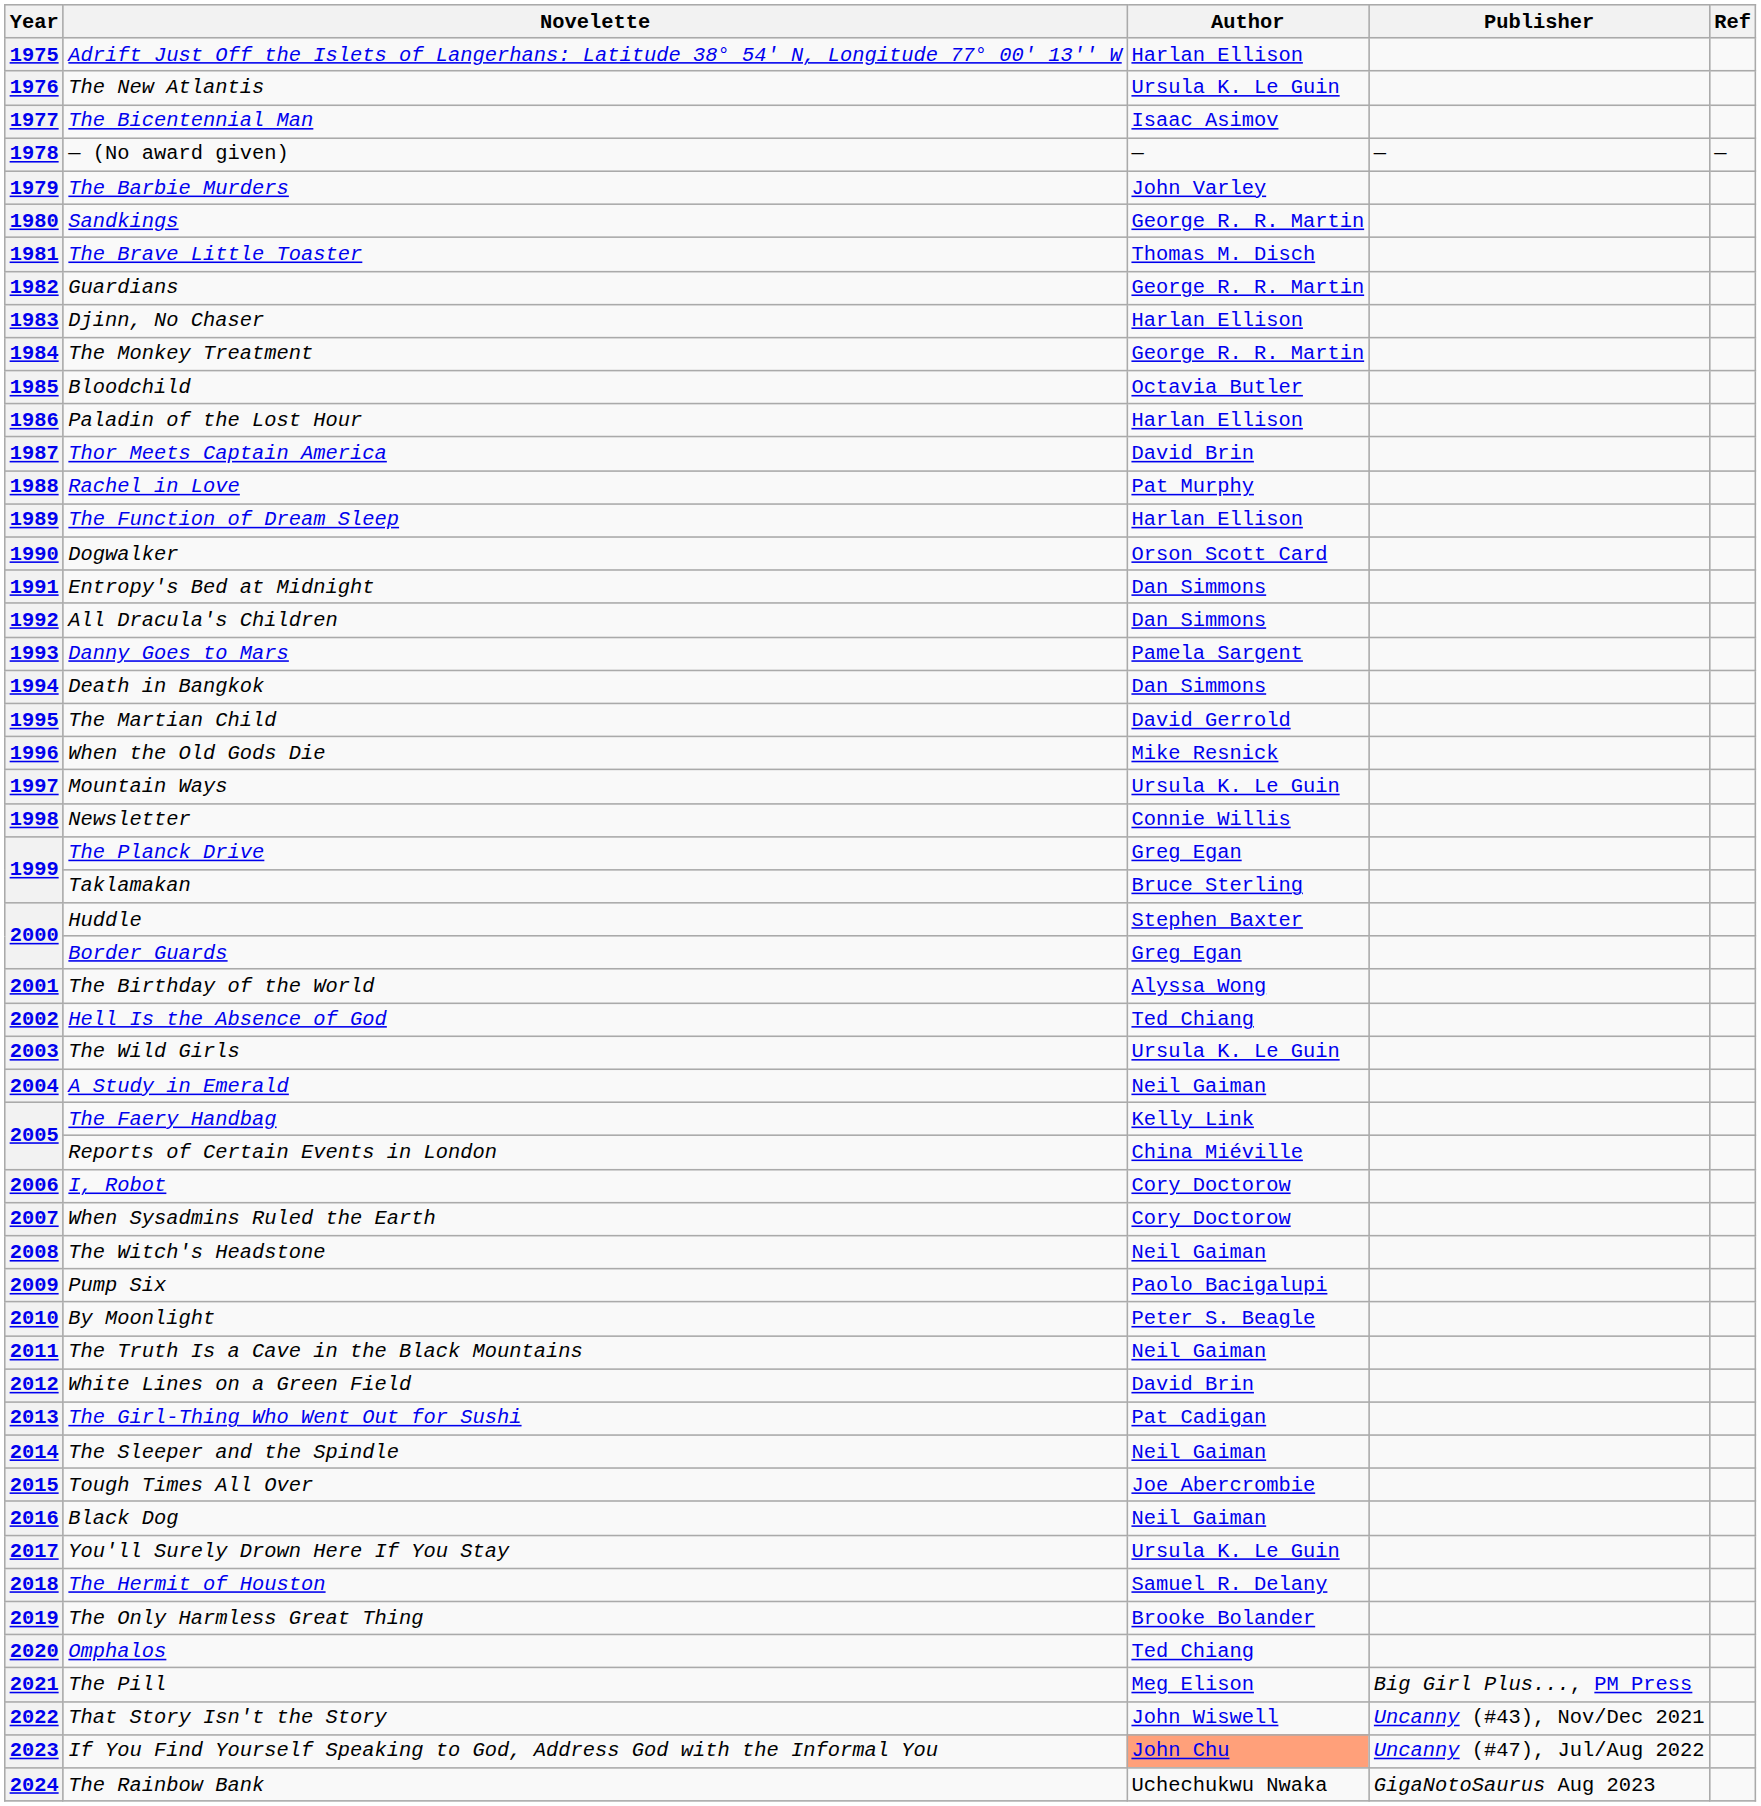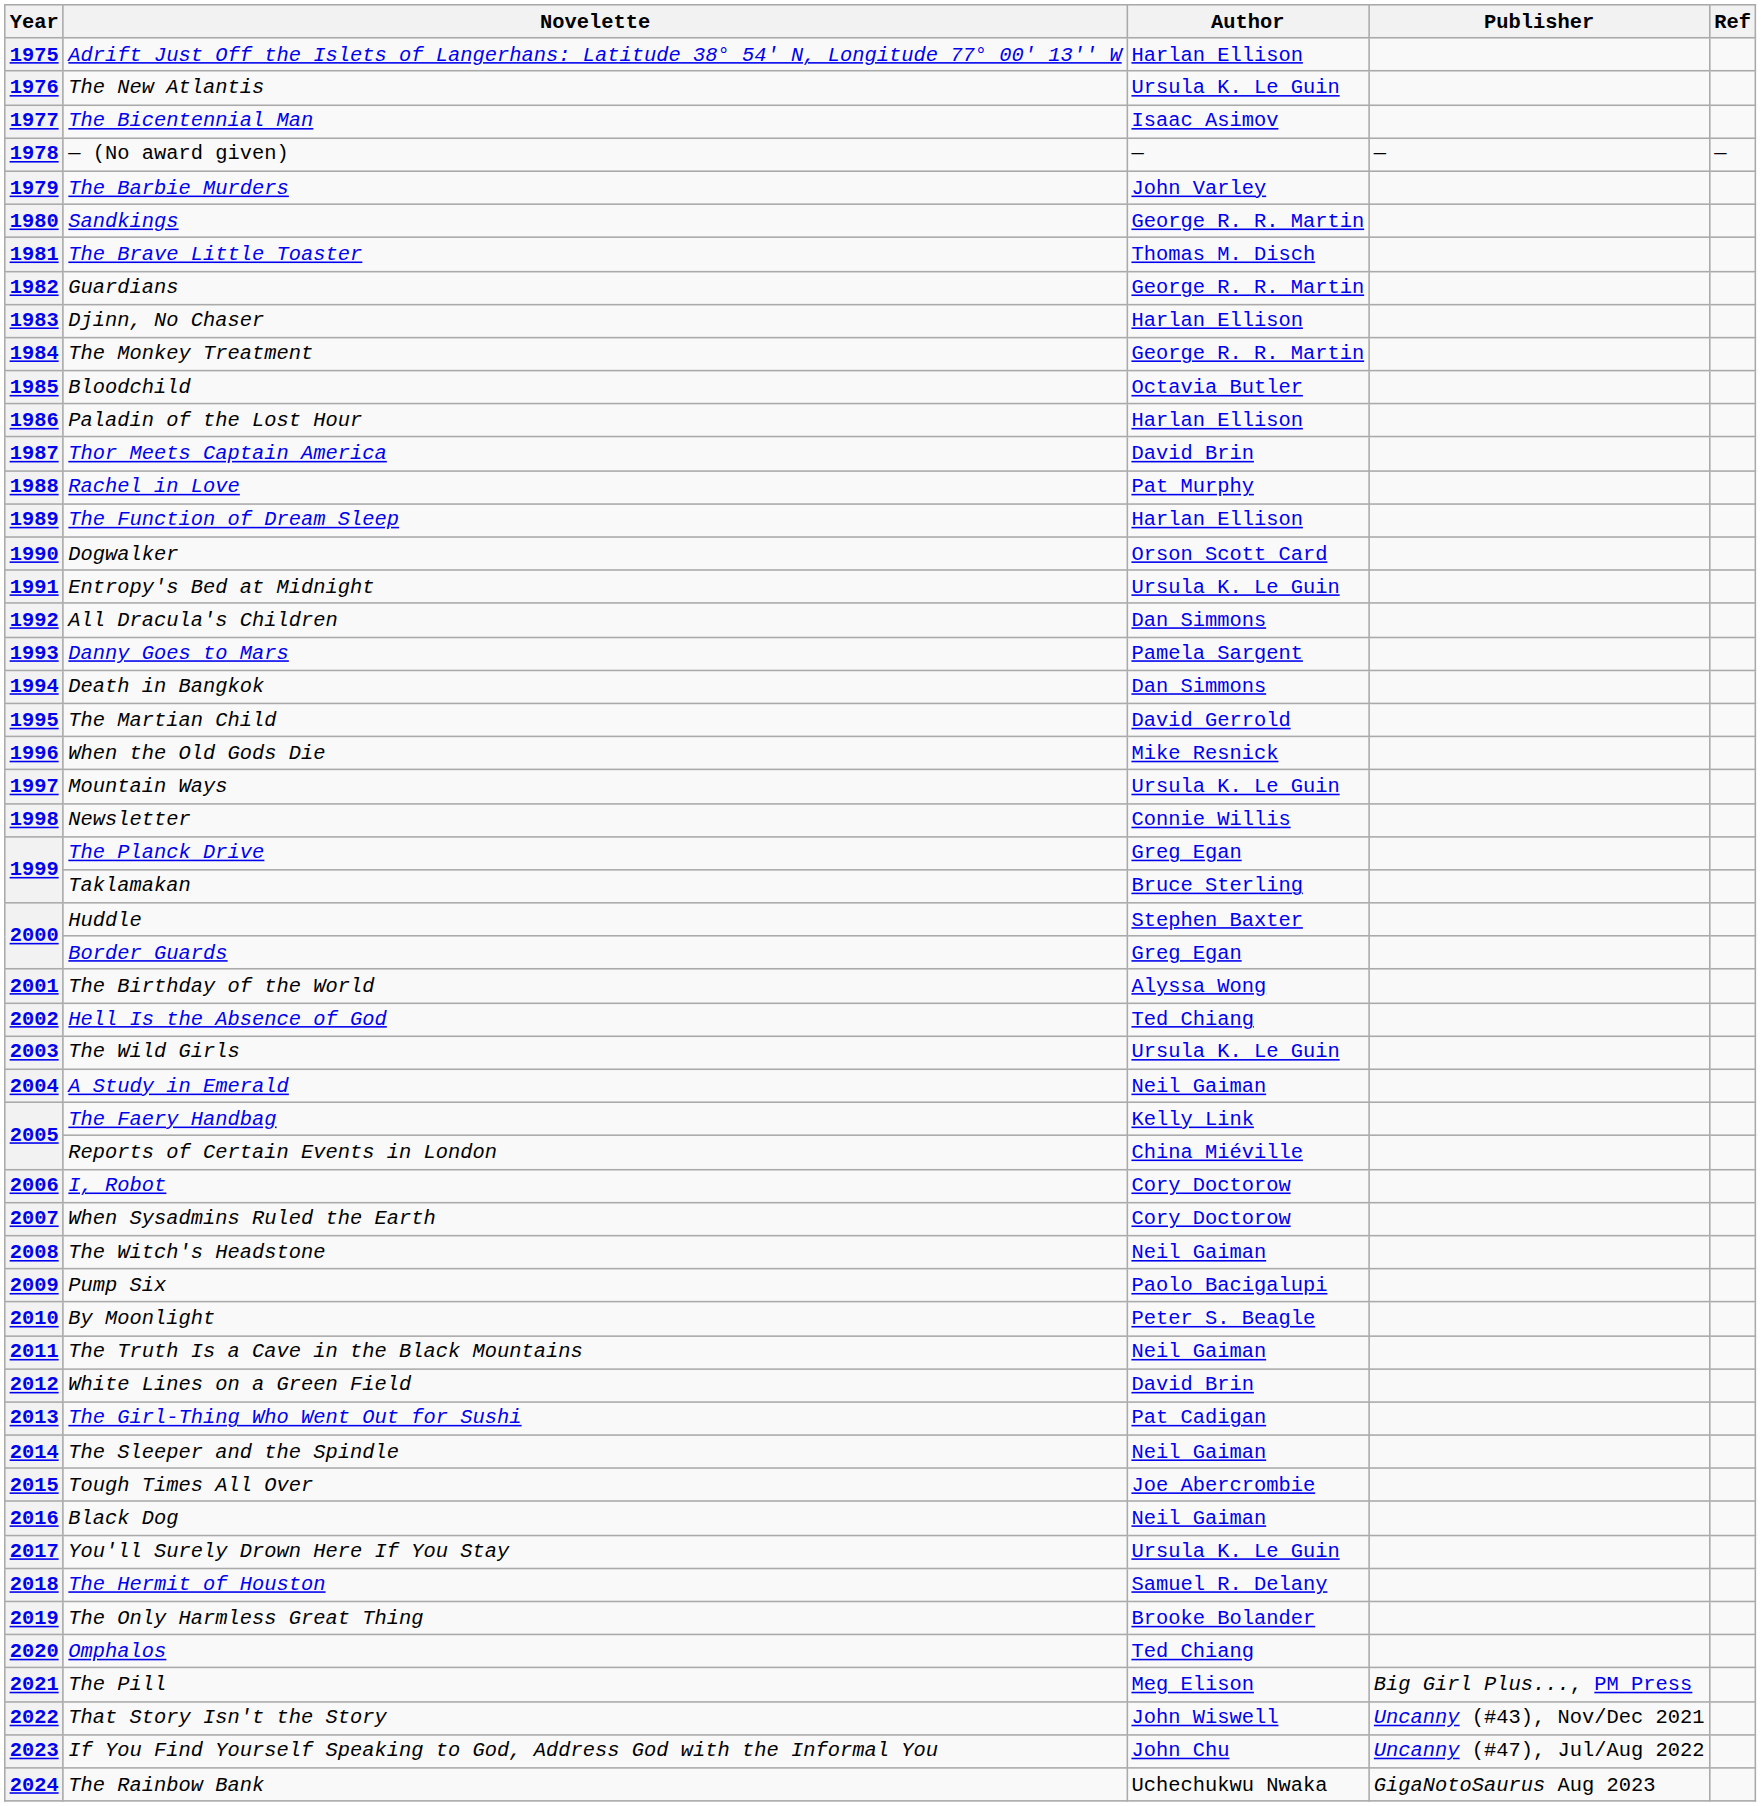(1199, 587) Dan Simmons -> (1236, 587) Ursula K. Le Guin
(1180, 1751) lightsalmon background -> (1180, 1751) no background
